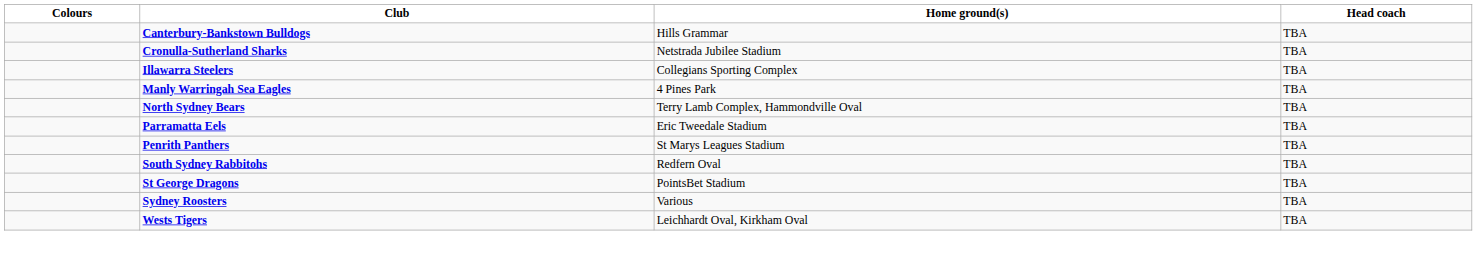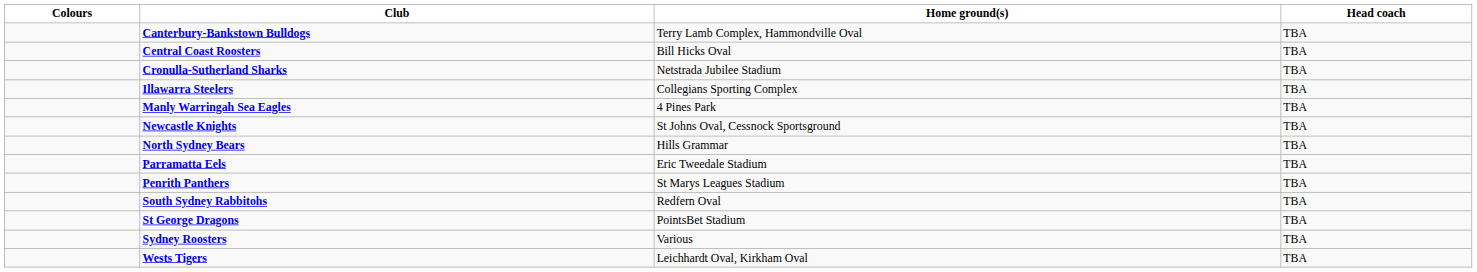(692, 32) Hills Grammar -> (759, 32) Terry Lamb Complex, Hammondville Oval
+ row: (201, 51)
+ row: (189, 126)
(759, 107) Terry Lamb Complex, Hammondville Oval -> (692, 145) Hills Grammar
